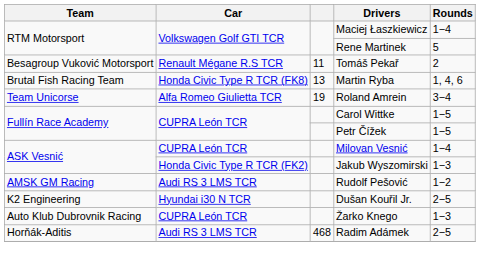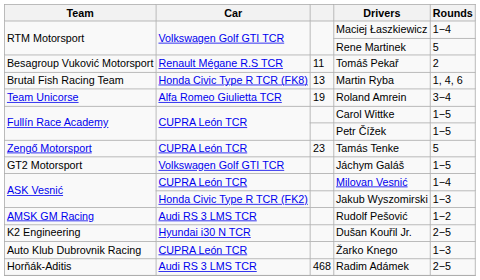+ row: (368, 148)
+ row: (370, 165)
